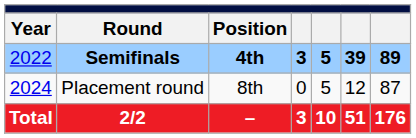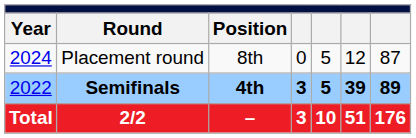rows swapped: (133, 58) <-> (133, 88)
